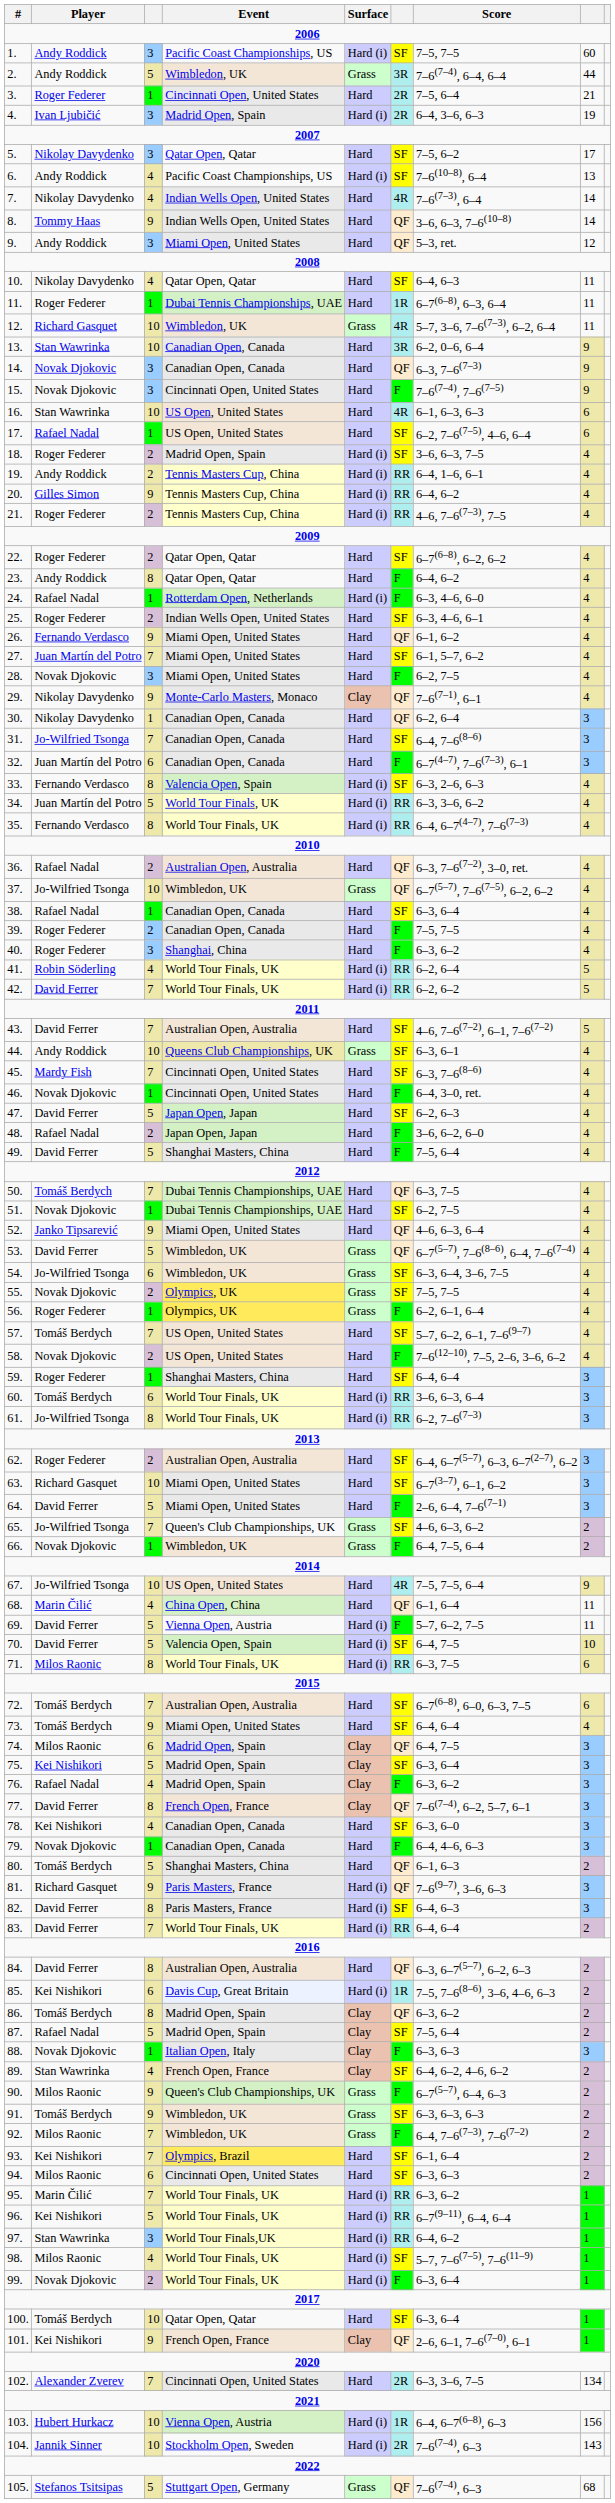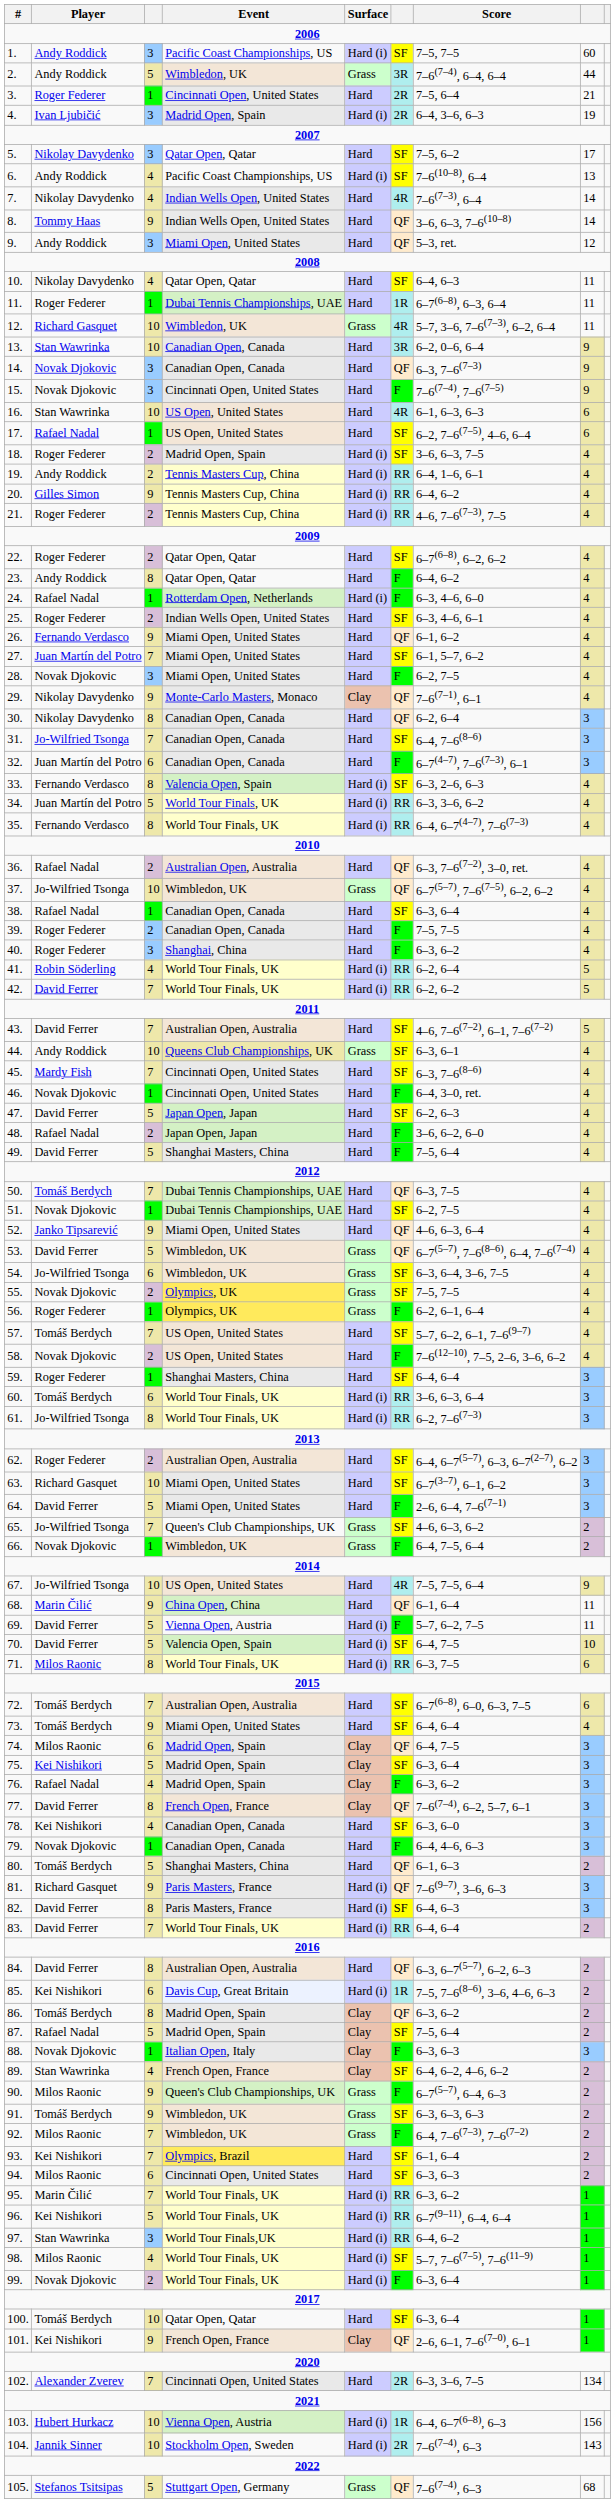(150, 718) 1 -> (150, 718) 8
(150, 1605) 4 -> (150, 1605) 9
